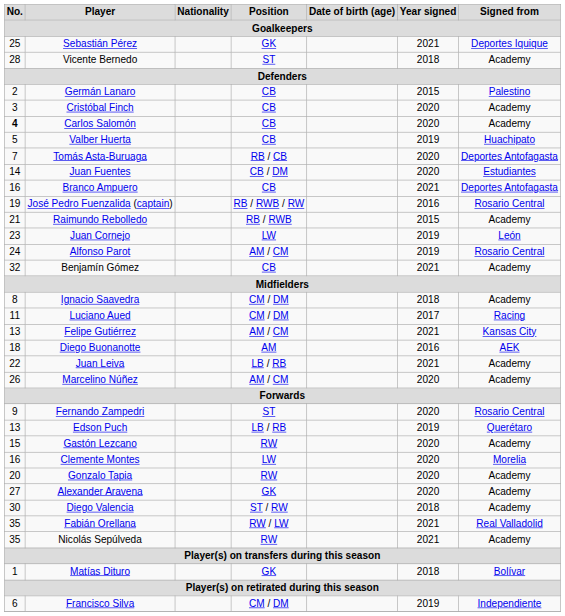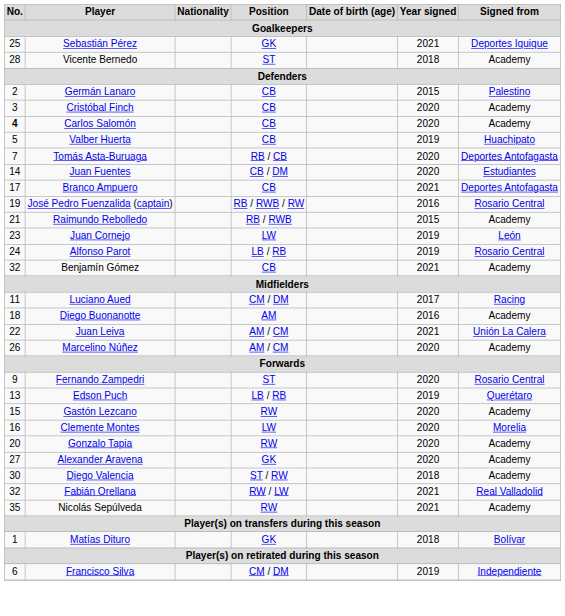(15, 188) 16 -> (15, 188) 17
(269, 252) AM / CM -> (269, 252) LB / RB
- row: (100, 300)
- row: (100, 332)
(510, 348) AEK -> (510, 316) Academy
(269, 364) LB / RB -> (269, 332) AM / CM
(510, 364) Academy -> (509, 332) Unión La Calera
(15, 524) 35 -> (15, 492) 32
